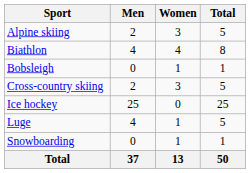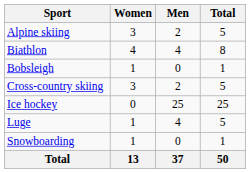columns swapped: (133, 13) <-> (178, 13)
